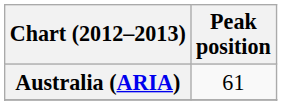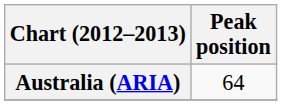(233, 81) 61 -> (233, 81) 64
